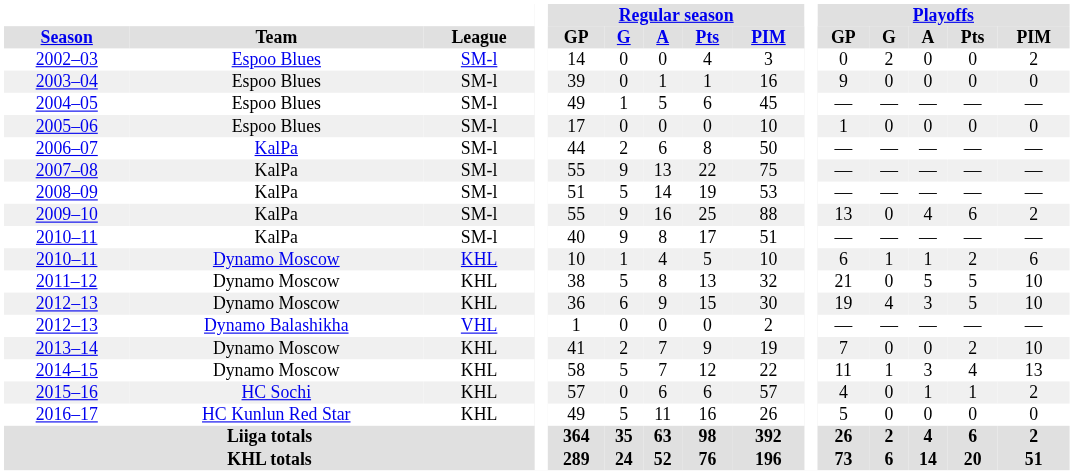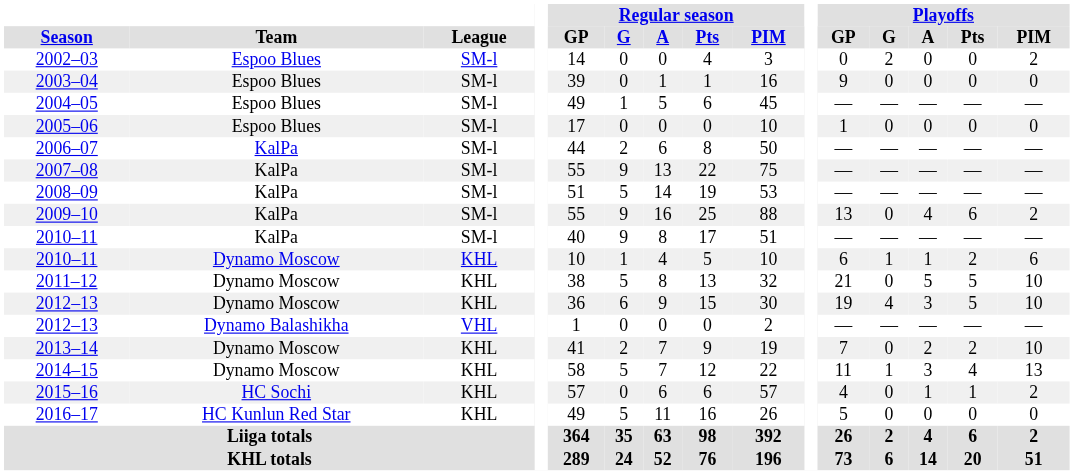(928, 348) 0 -> (928, 348) 2
